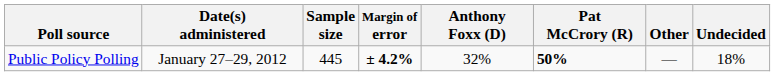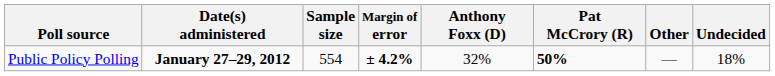(222, 58) normal -> (222, 58) bold
(331, 58) 445 -> (331, 58) 554
